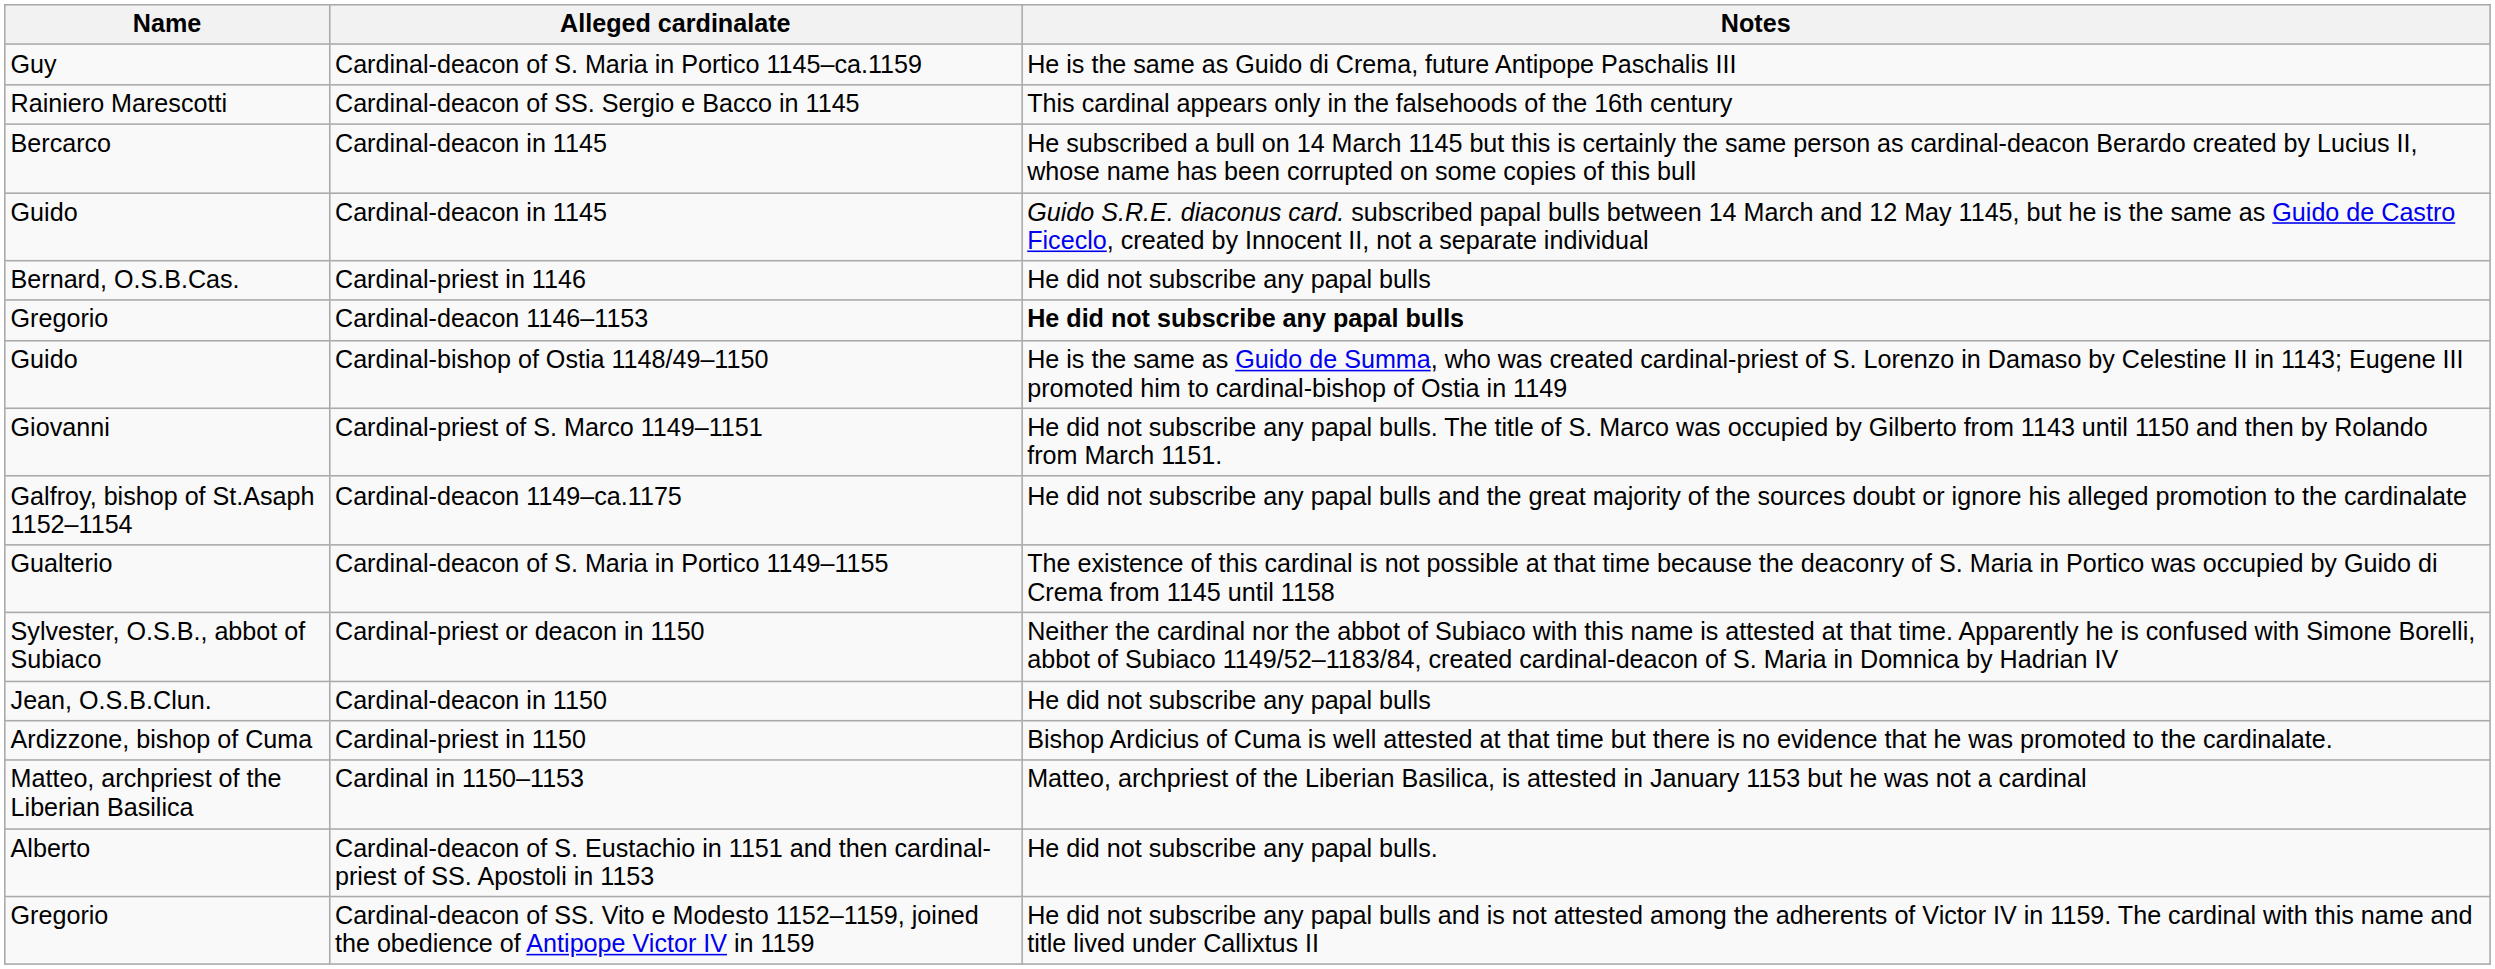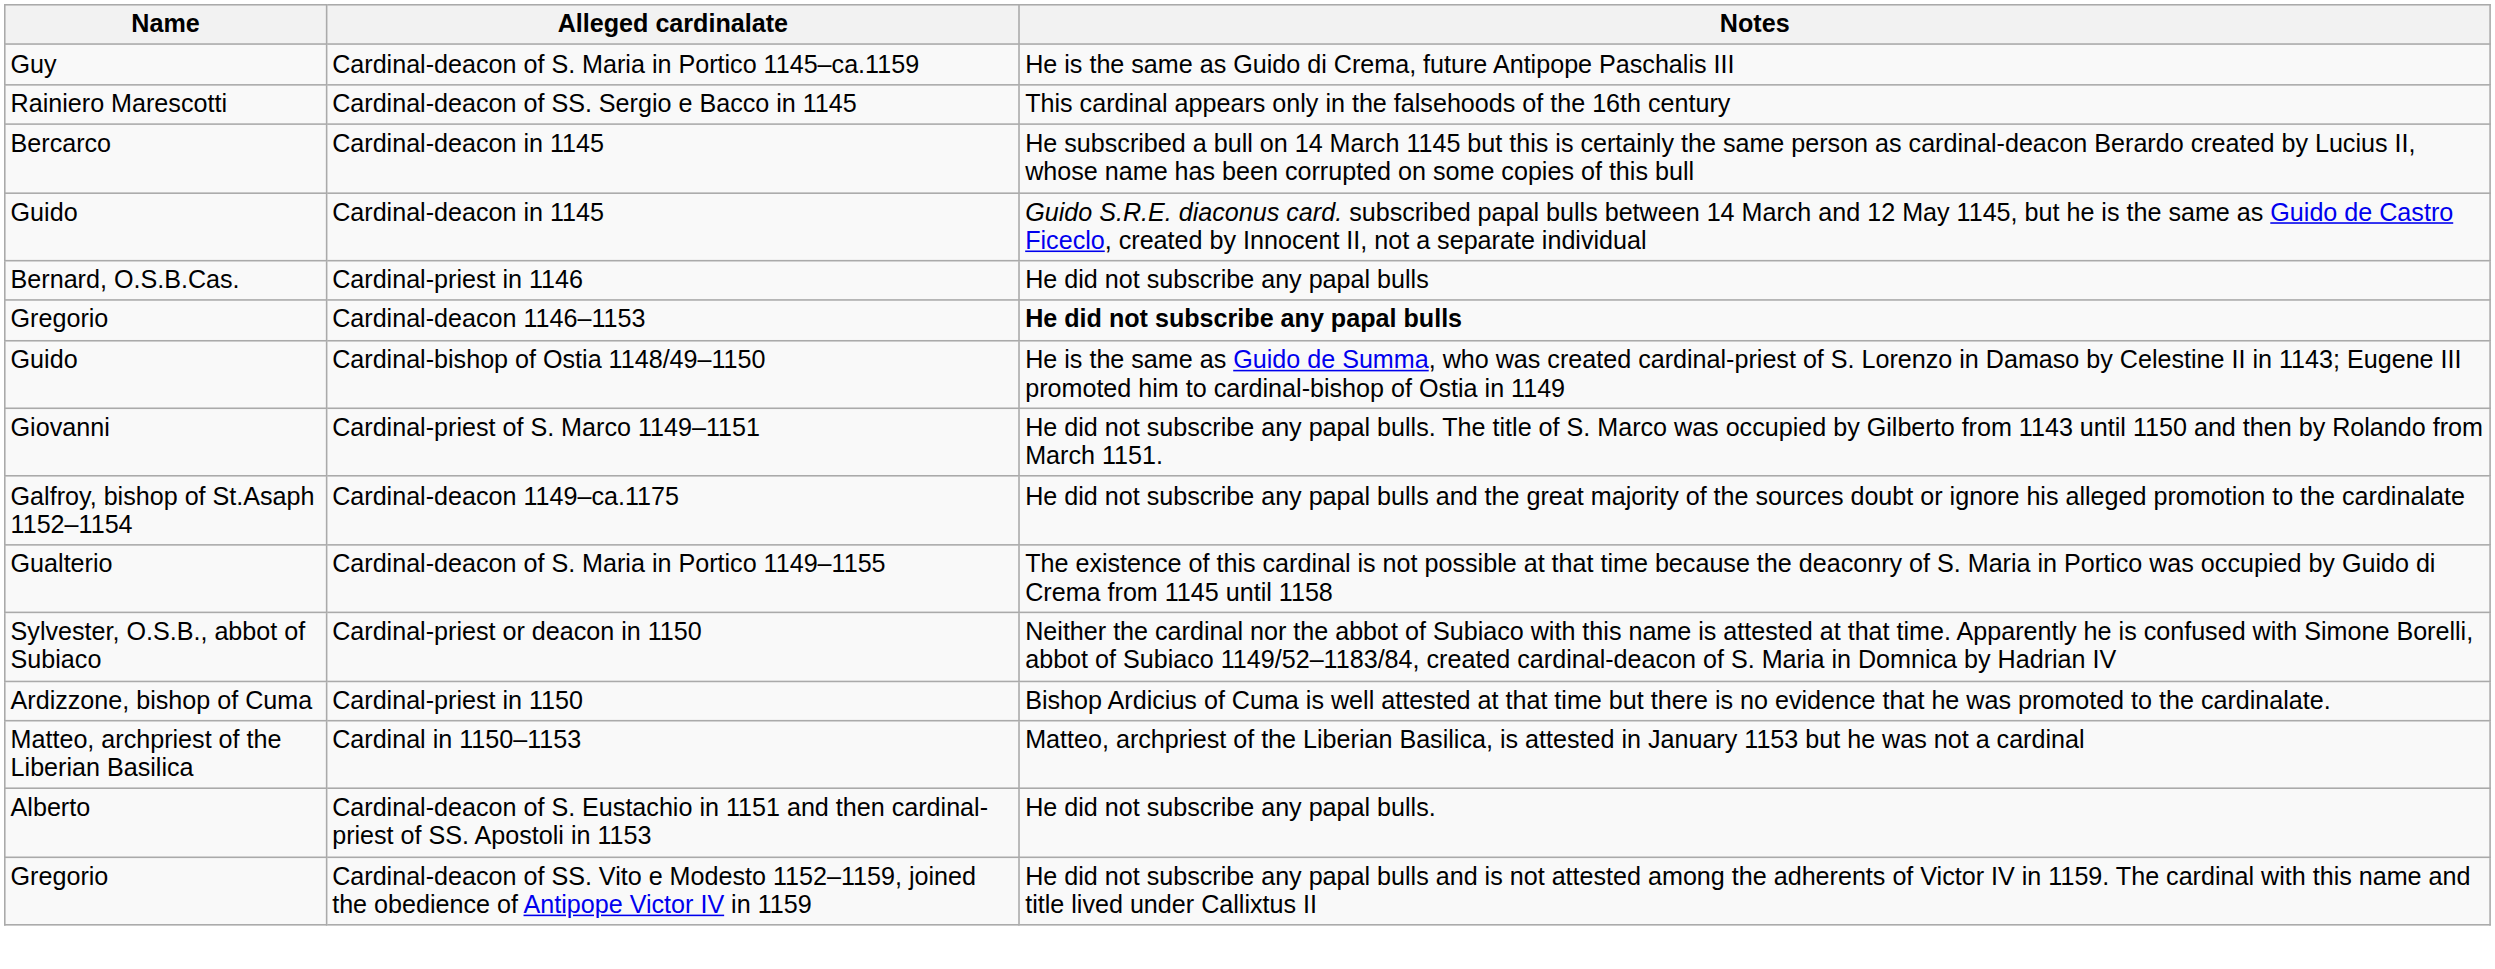- row: (111, 700)
